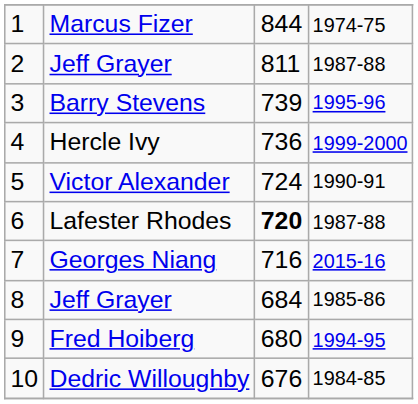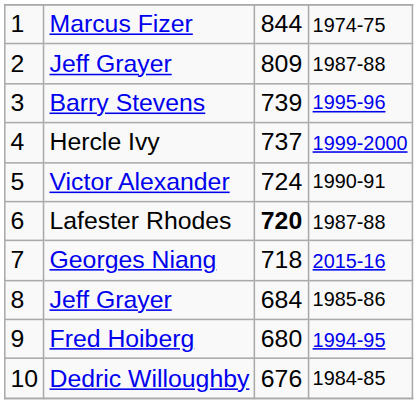(281, 63) 811 -> (281, 63) 809
(281, 142) 736 -> (281, 142) 737
(281, 260) 716 -> (281, 260) 718
